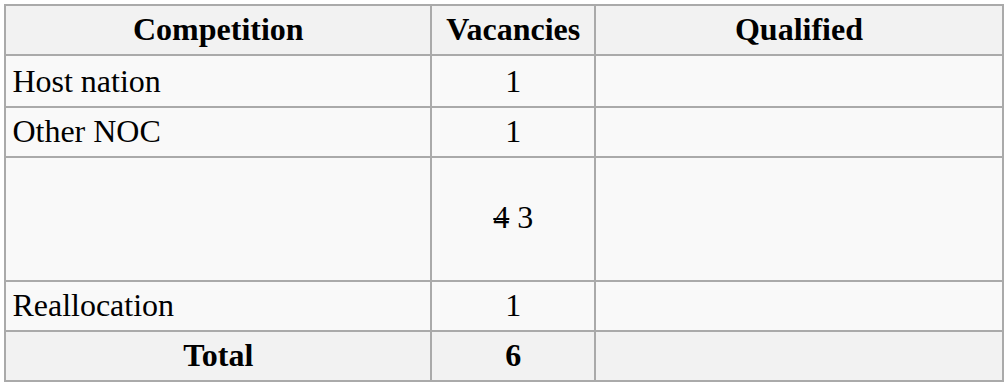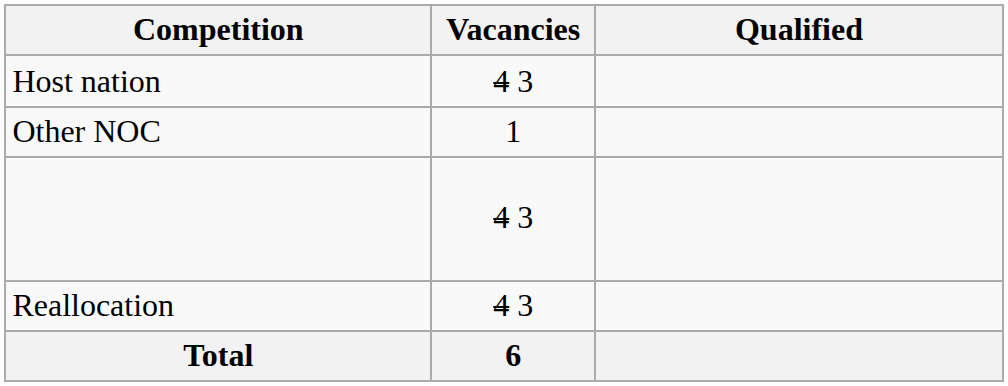(513, 80) 1 -> (513, 80) 4 3
(513, 304) 1 -> (513, 304) 4 3
